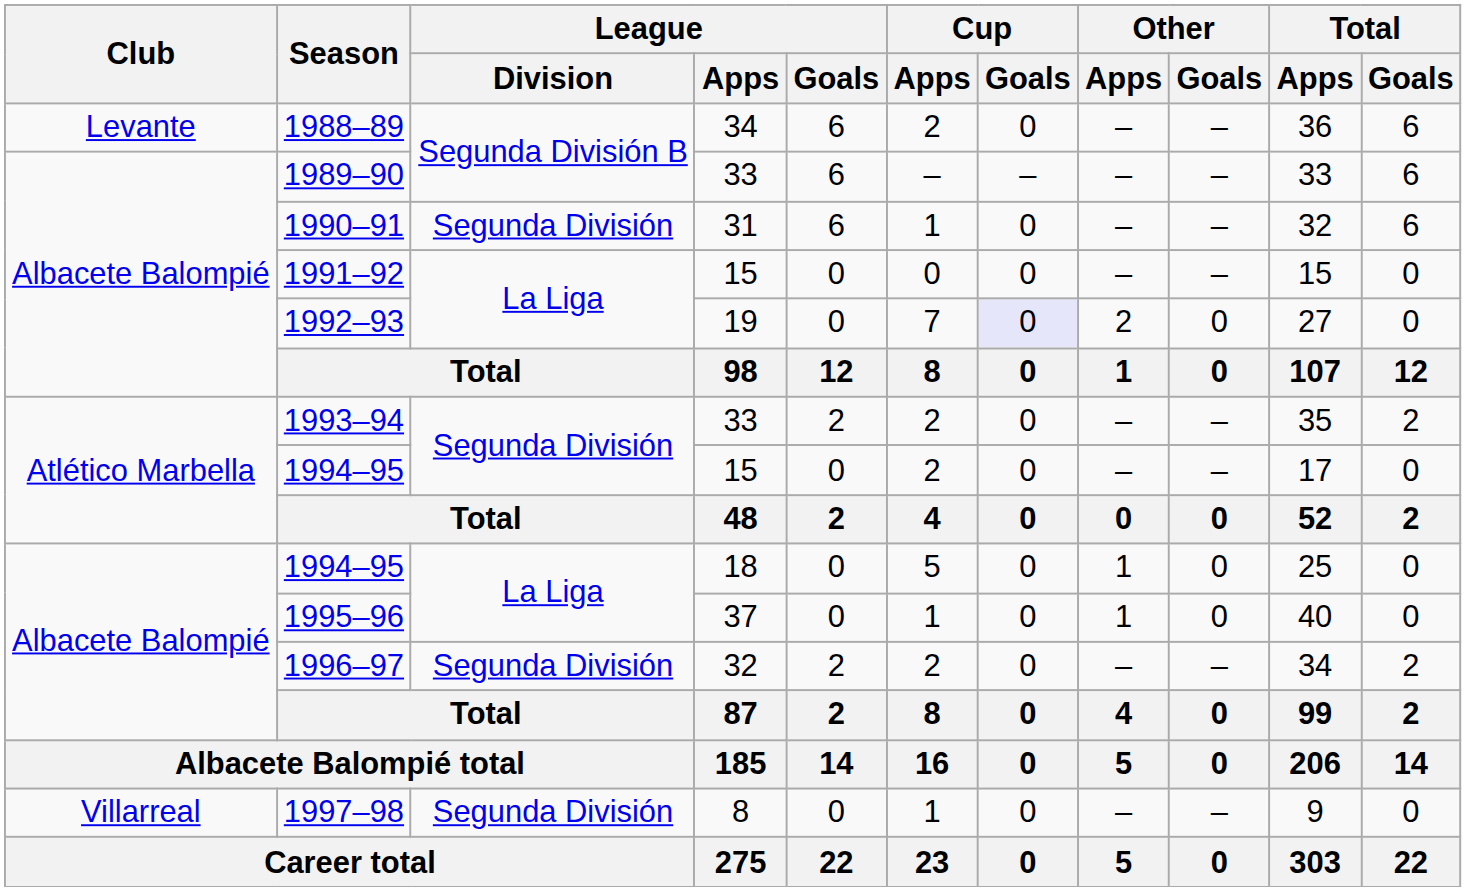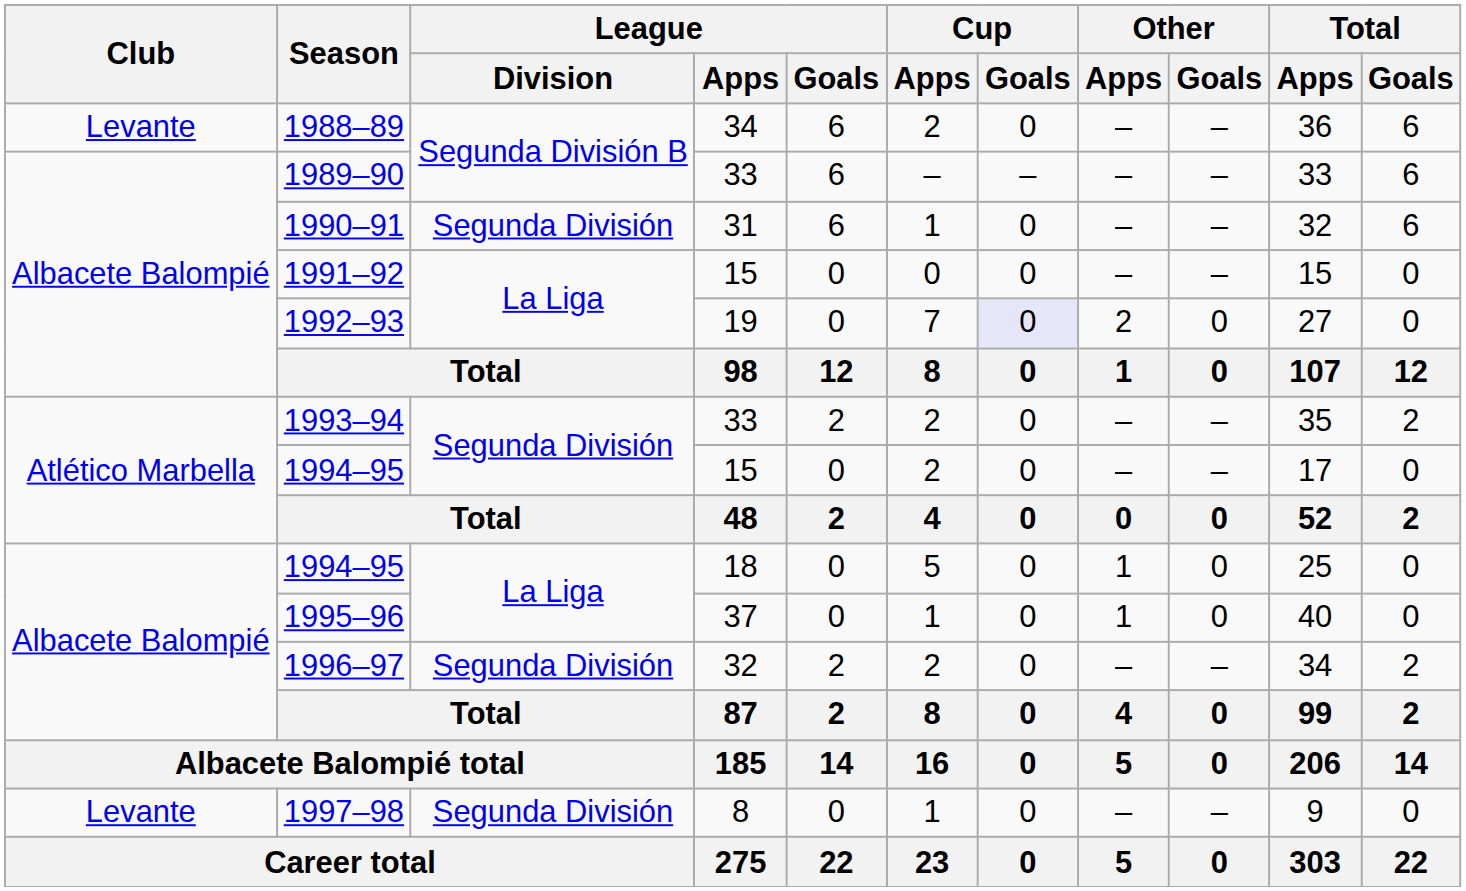(141, 812) Villarreal -> (141, 812) Levante
